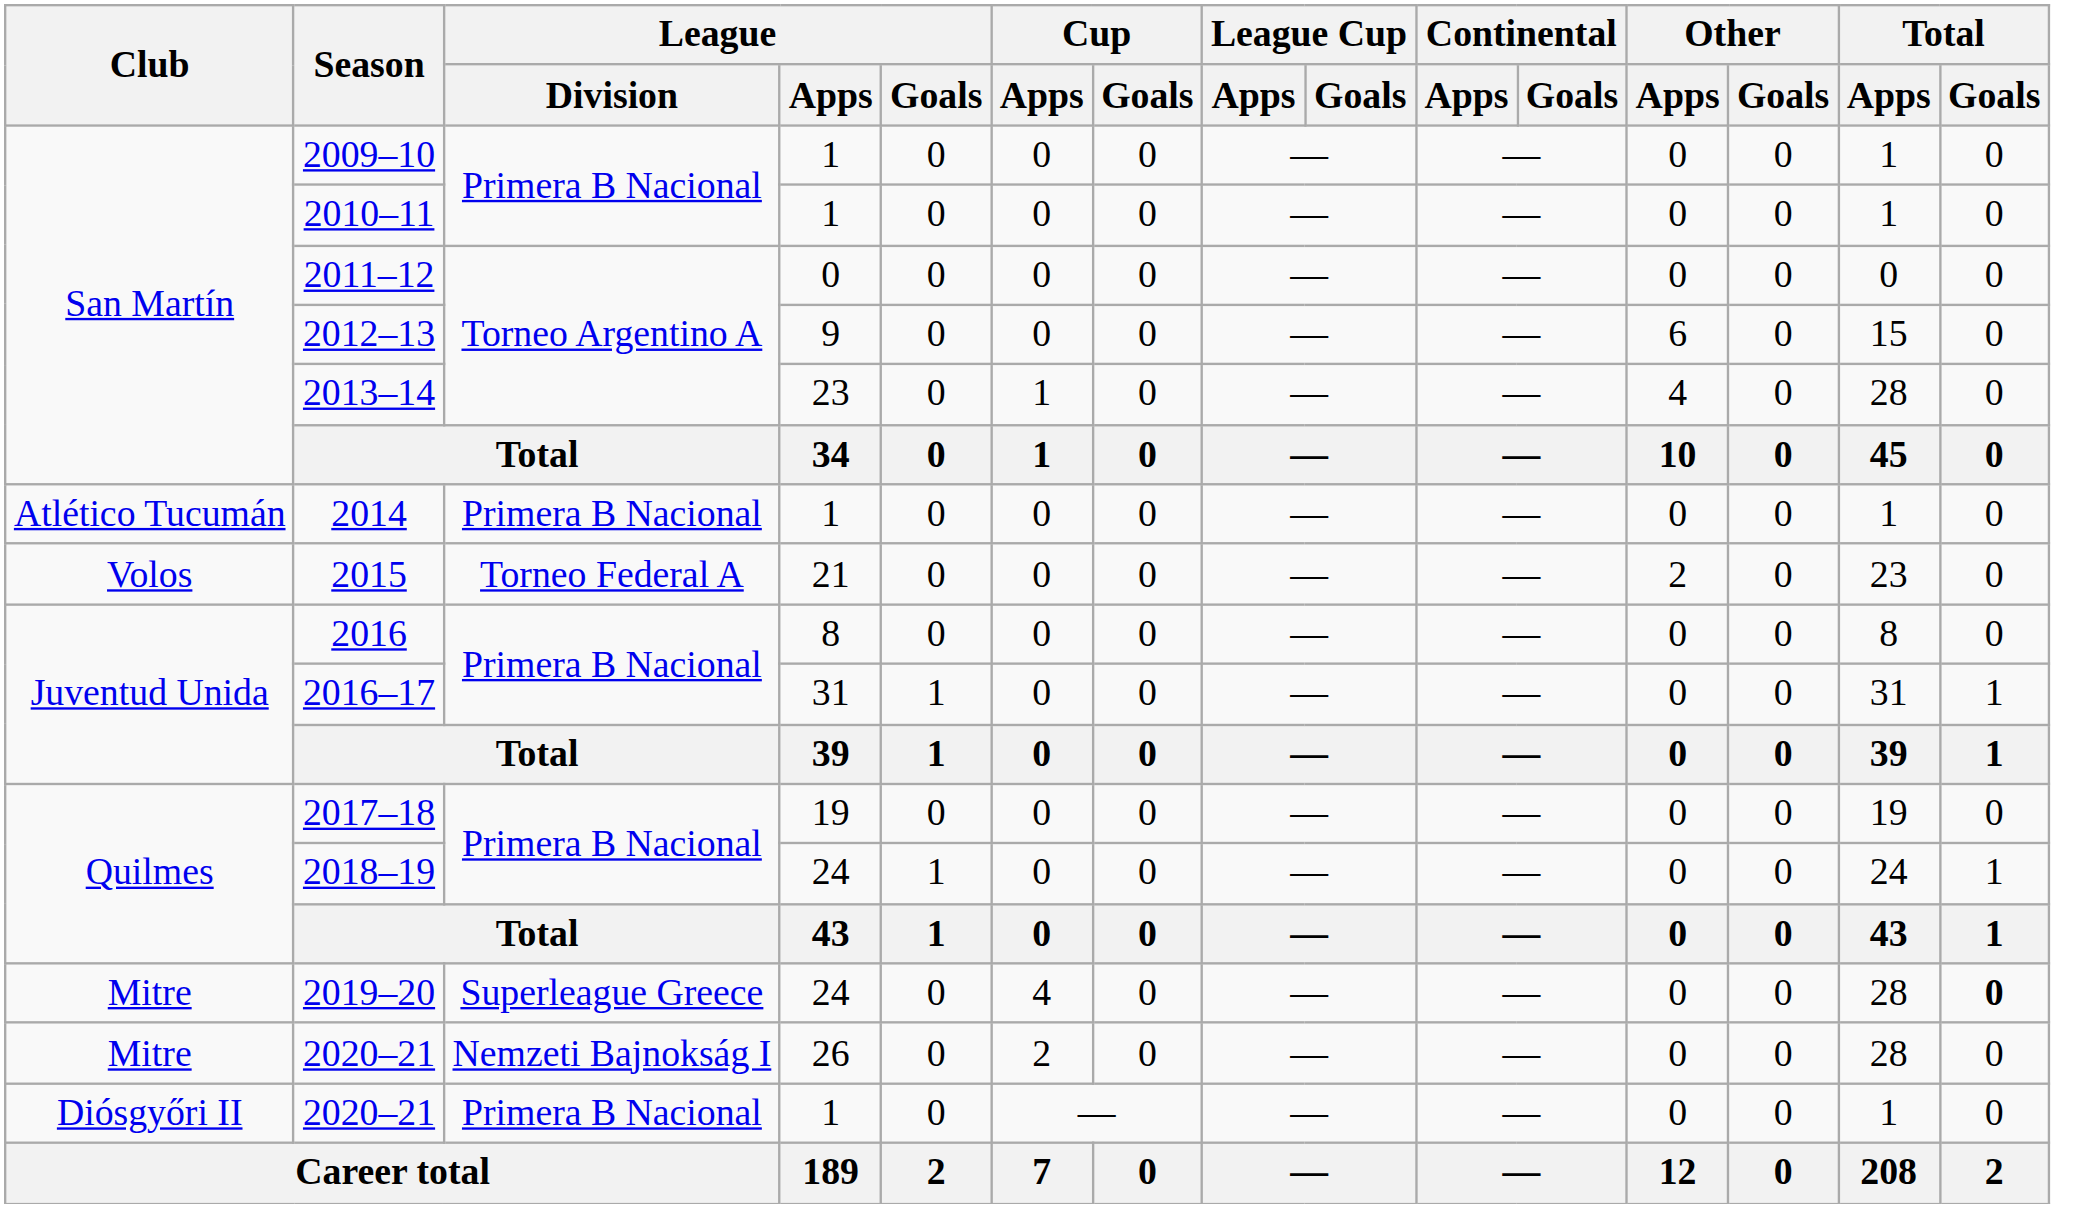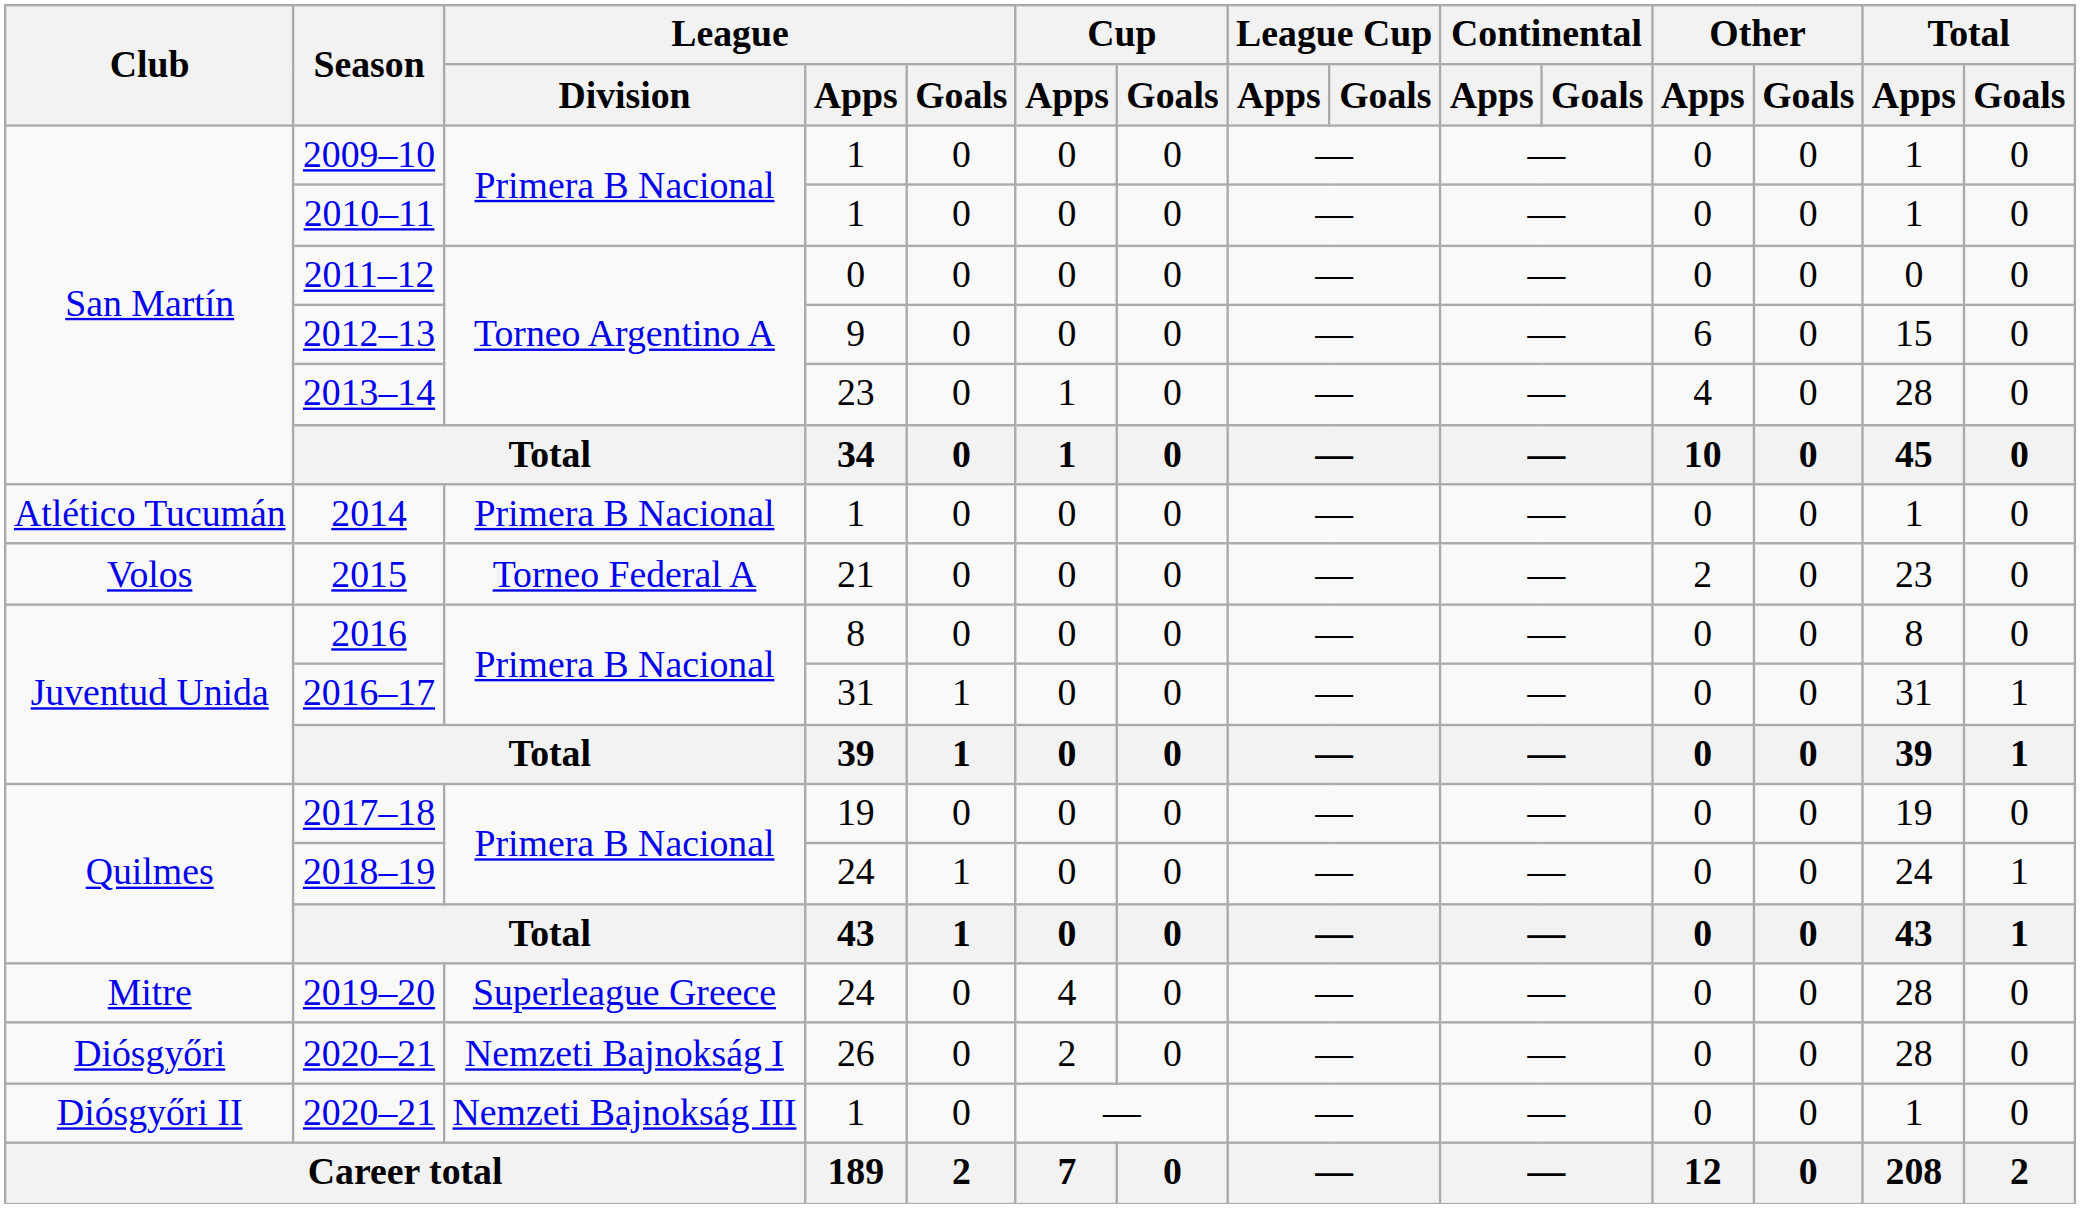(1994, 992) bold -> (2019, 992) normal
(150, 1052) Mitre -> (150, 1052) Diósgyőri
(612, 1112) Primera B Nacional -> (624, 1112) Nemzeti Bajnokság III
